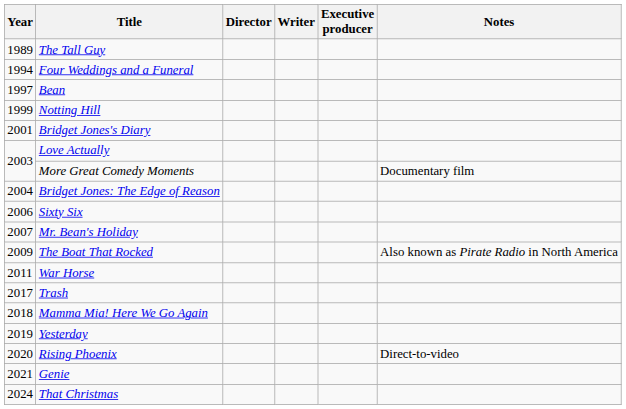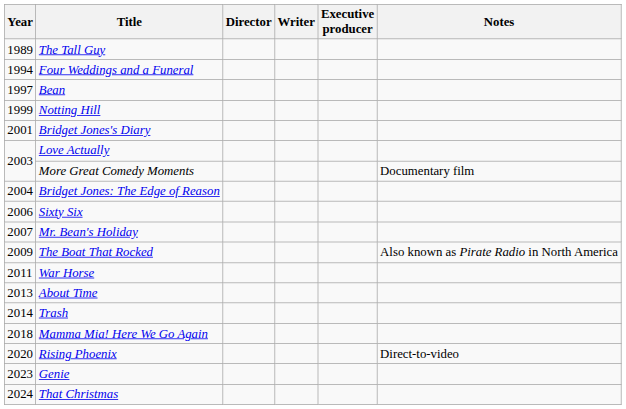+ row: (68, 292)
(20, 292) 2017 -> (20, 313) 2014
- row: (63, 333)
(20, 374) 2021 -> (20, 374) 2023
